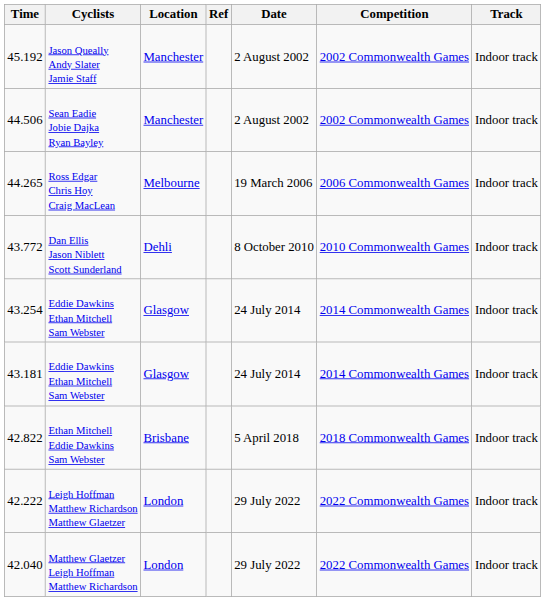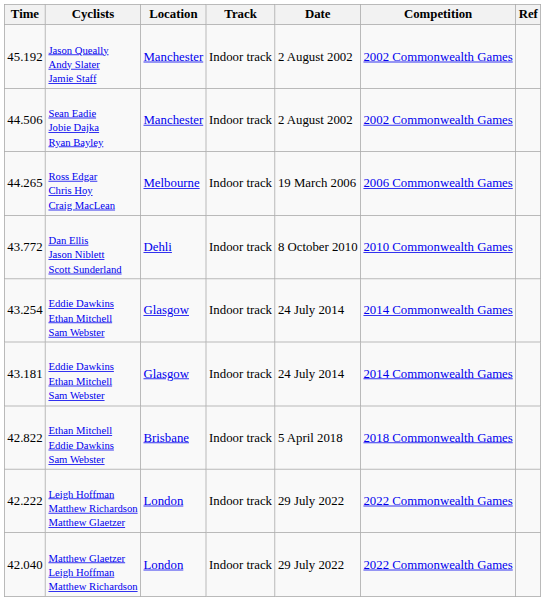columns swapped: (506, 14) <-> (219, 14)
